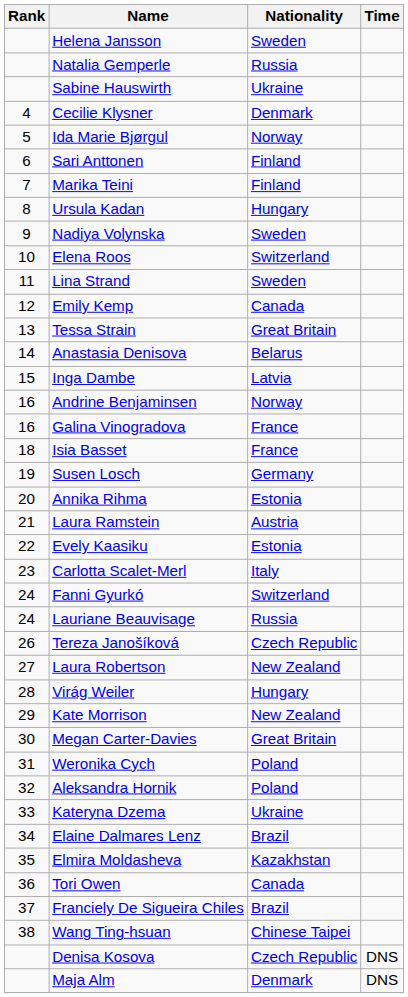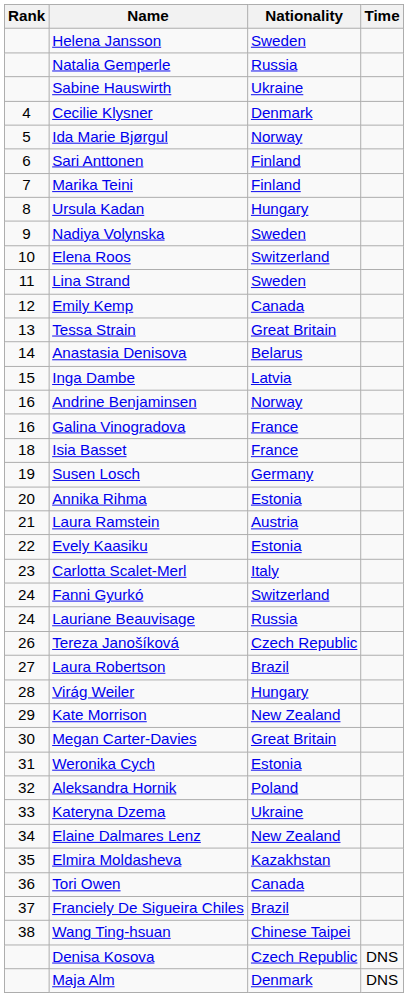(296, 667) New Zealand -> (270, 667) Brazil
(275, 763) Poland -> (276, 763) Estonia
(270, 836) Brazil -> (296, 836) New Zealand
